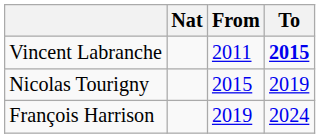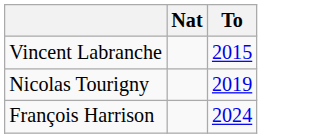- column: (236, 20)
(289, 52) bold -> (232, 52) normal
